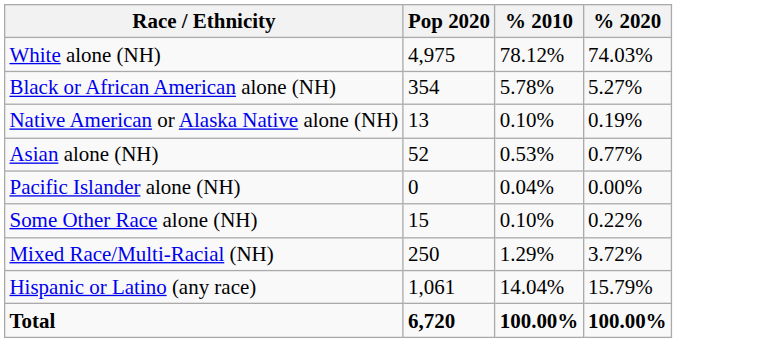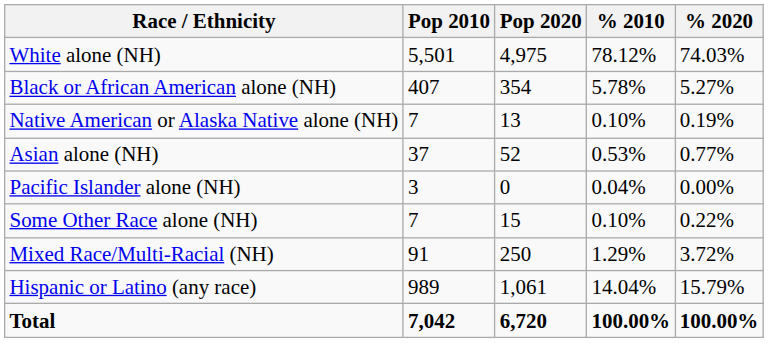+ column: (449, 21)
